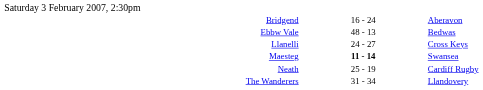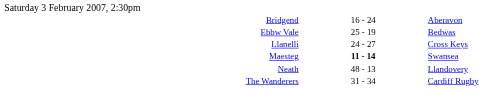(363, 32) 48 - 13 -> (363, 32) 25 - 19
(363, 69) 25 - 19 -> (363, 69) 48 - 13
(453, 69) Cardiff Rugby -> (448, 69) Llandovery
(448, 81) Llandovery -> (453, 81) Cardiff Rugby
